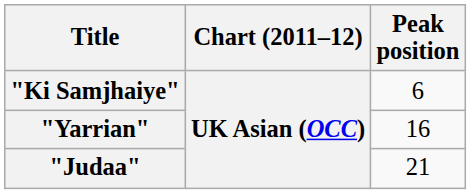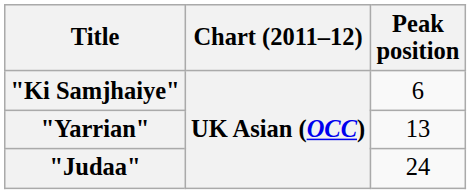(418, 129) 16 -> (418, 129) 13
(418, 167) 21 -> (418, 167) 24
